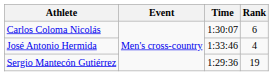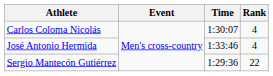(254, 29) 6 -> (254, 29) 4
(254, 63) 19 -> (254, 63) 22
